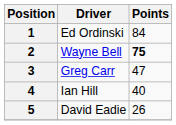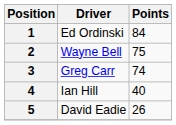(139, 52) bold -> (139, 52) normal
(139, 71) 47 -> (139, 71) 74
